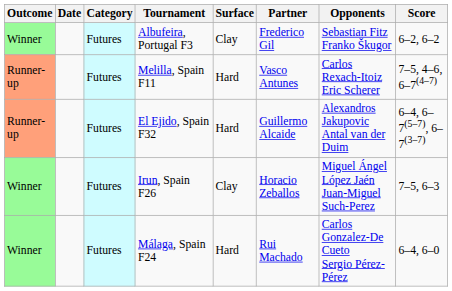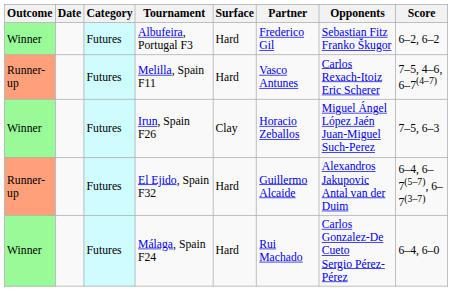(227, 38) Clay -> (227, 38) Hard
rows swapped: (164, 186) <-> (174, 128)
